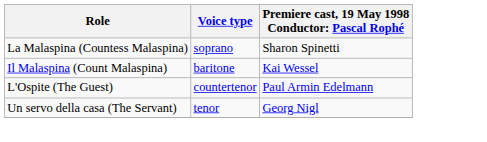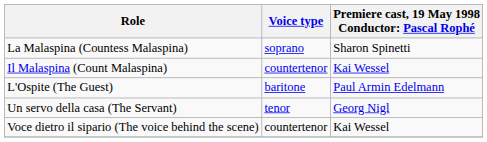(214, 68) baritone -> (296, 68) countertenor
(225, 87) countertenor -> (285, 87) baritone
+ row: (133, 127)
